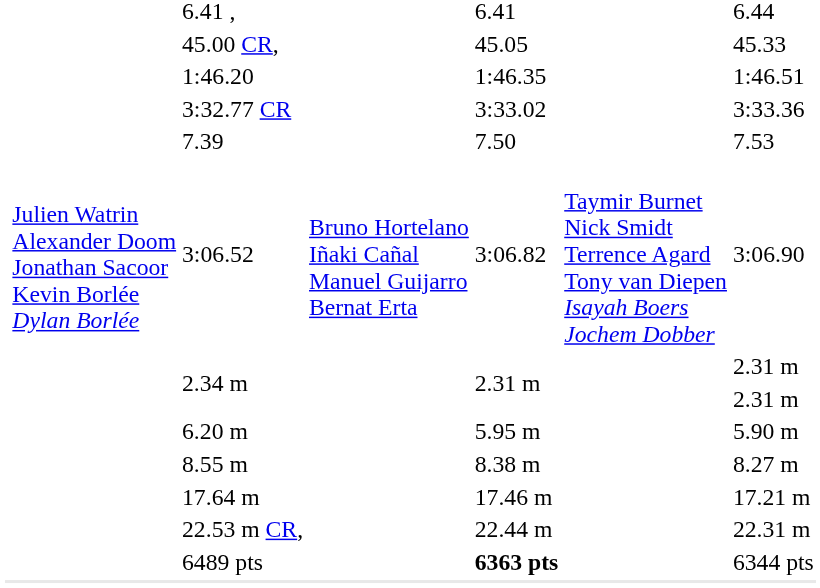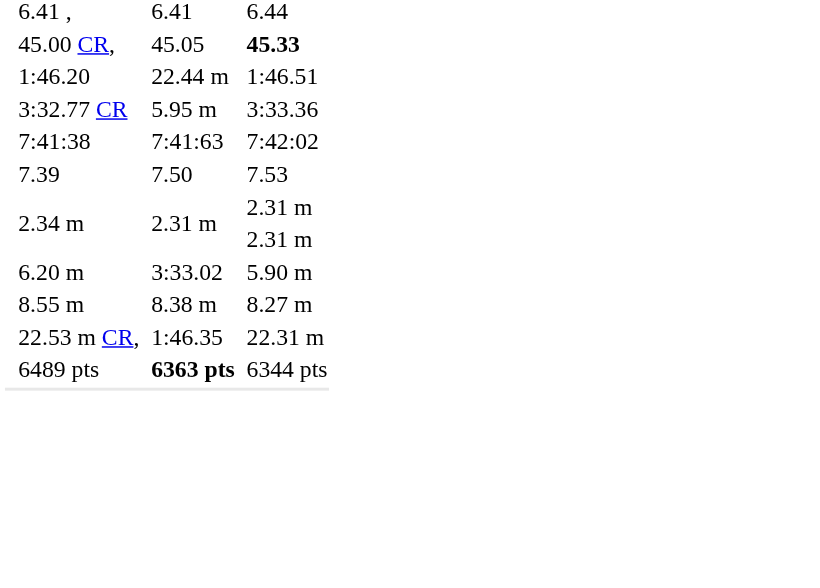(760, 44) normal -> (273, 44) bold
(511, 76) 1:46.35 -> (190, 76) 22.44 m
(511, 109) 3:33.02 -> (184, 109) 5.95 m
+ row: (12, 142)
- row: (94, 267)
(508, 431) 5.95 m -> (187, 272) 3:33.02
- row: (94, 497)
(514, 529) 22.44 m -> (187, 337) 1:46.35
